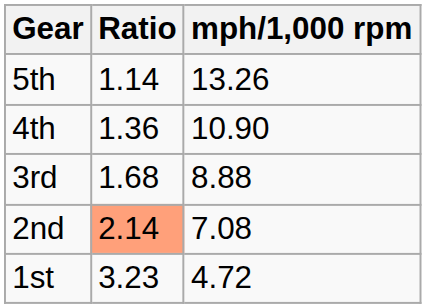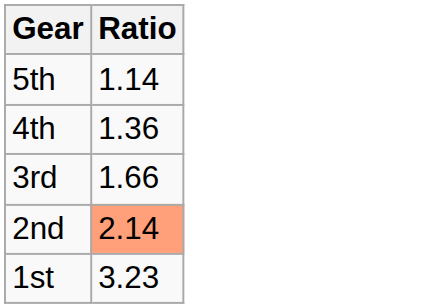- column: (302, 29)
(129, 178) 1.68 -> (129, 178) 1.66
